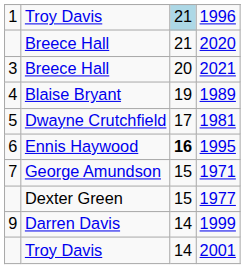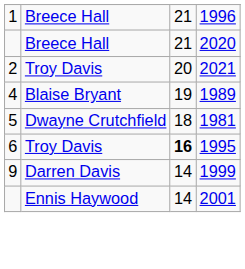(64, 17) Troy Davis -> (67, 17) Breece Hall
(183, 17) lightblue background -> (183, 17) no background
(13, 69) 3 -> (13, 69) 2
(67, 69) Breece Hall -> (64, 69) Troy Davis
(183, 120) 17 -> (183, 120) 18
(82, 146) Ennis Haywood -> (64, 146) Troy Davis
- row: (218, 172)
- row: (218, 198)
(64, 250) Troy Davis -> (82, 198) Ennis Haywood
